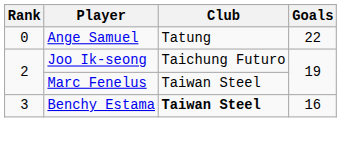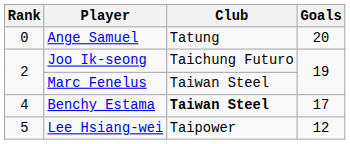(313, 38) 22 -> (321, 38) 20
(24, 106) 3 -> (24, 106) 4
(313, 106) 16 -> (321, 106) 17
+ row: (105, 128)
